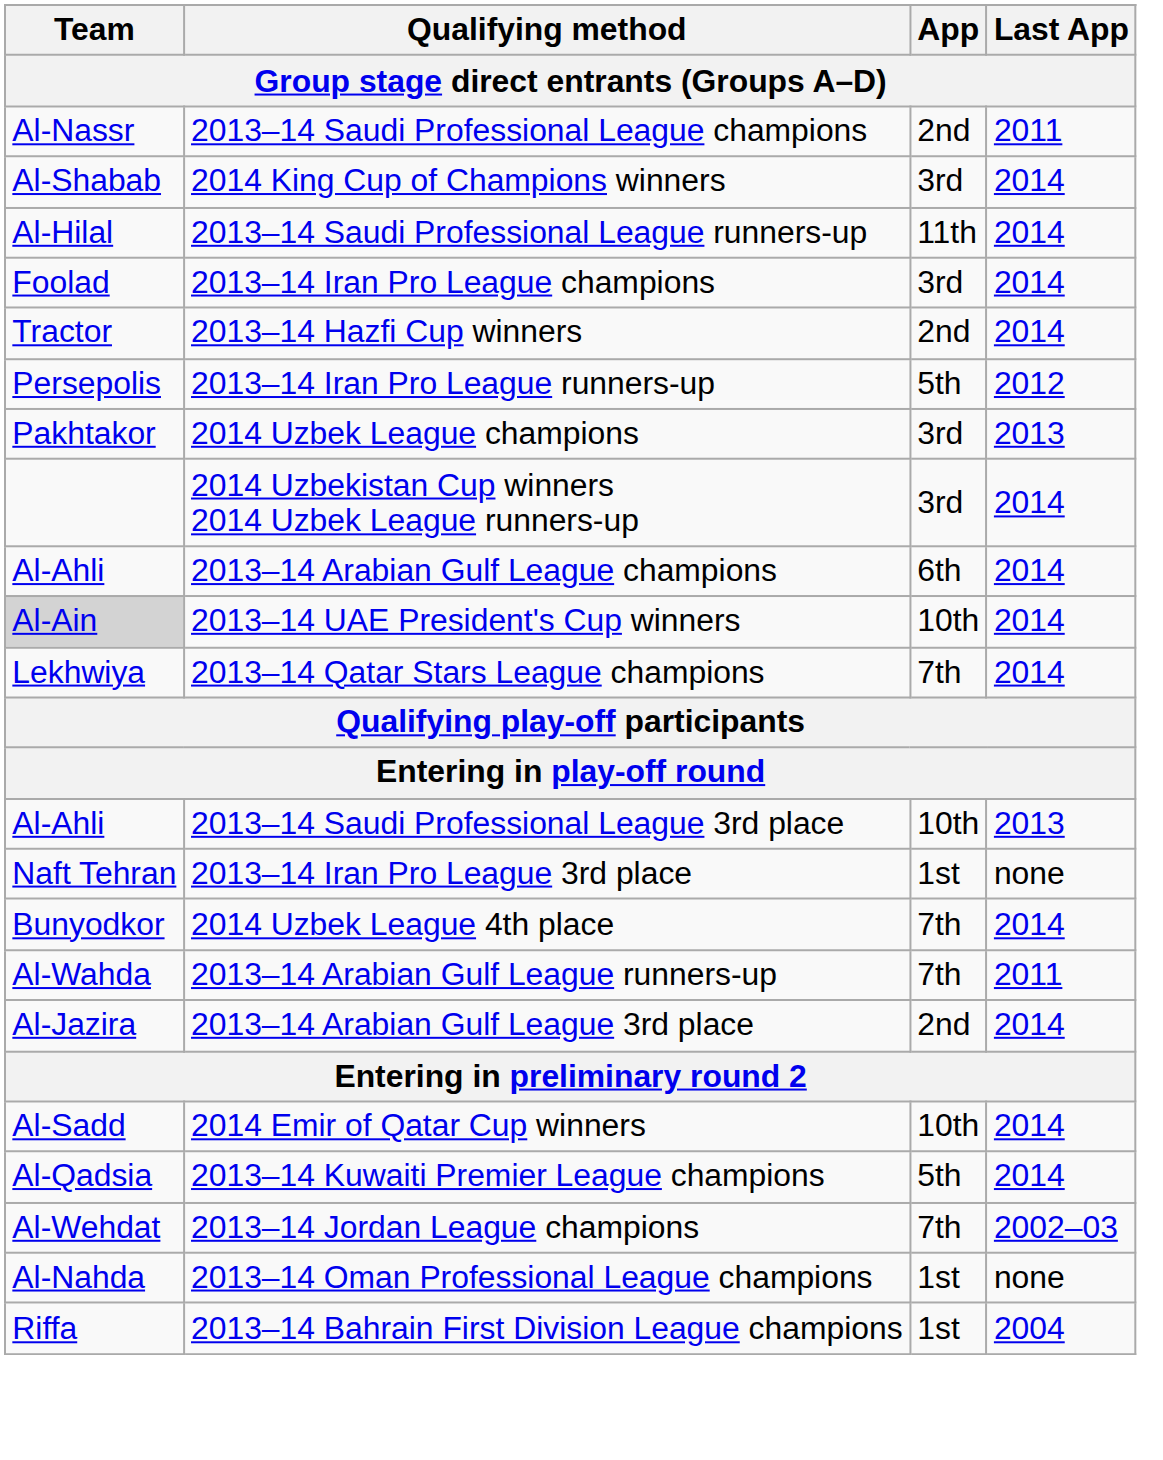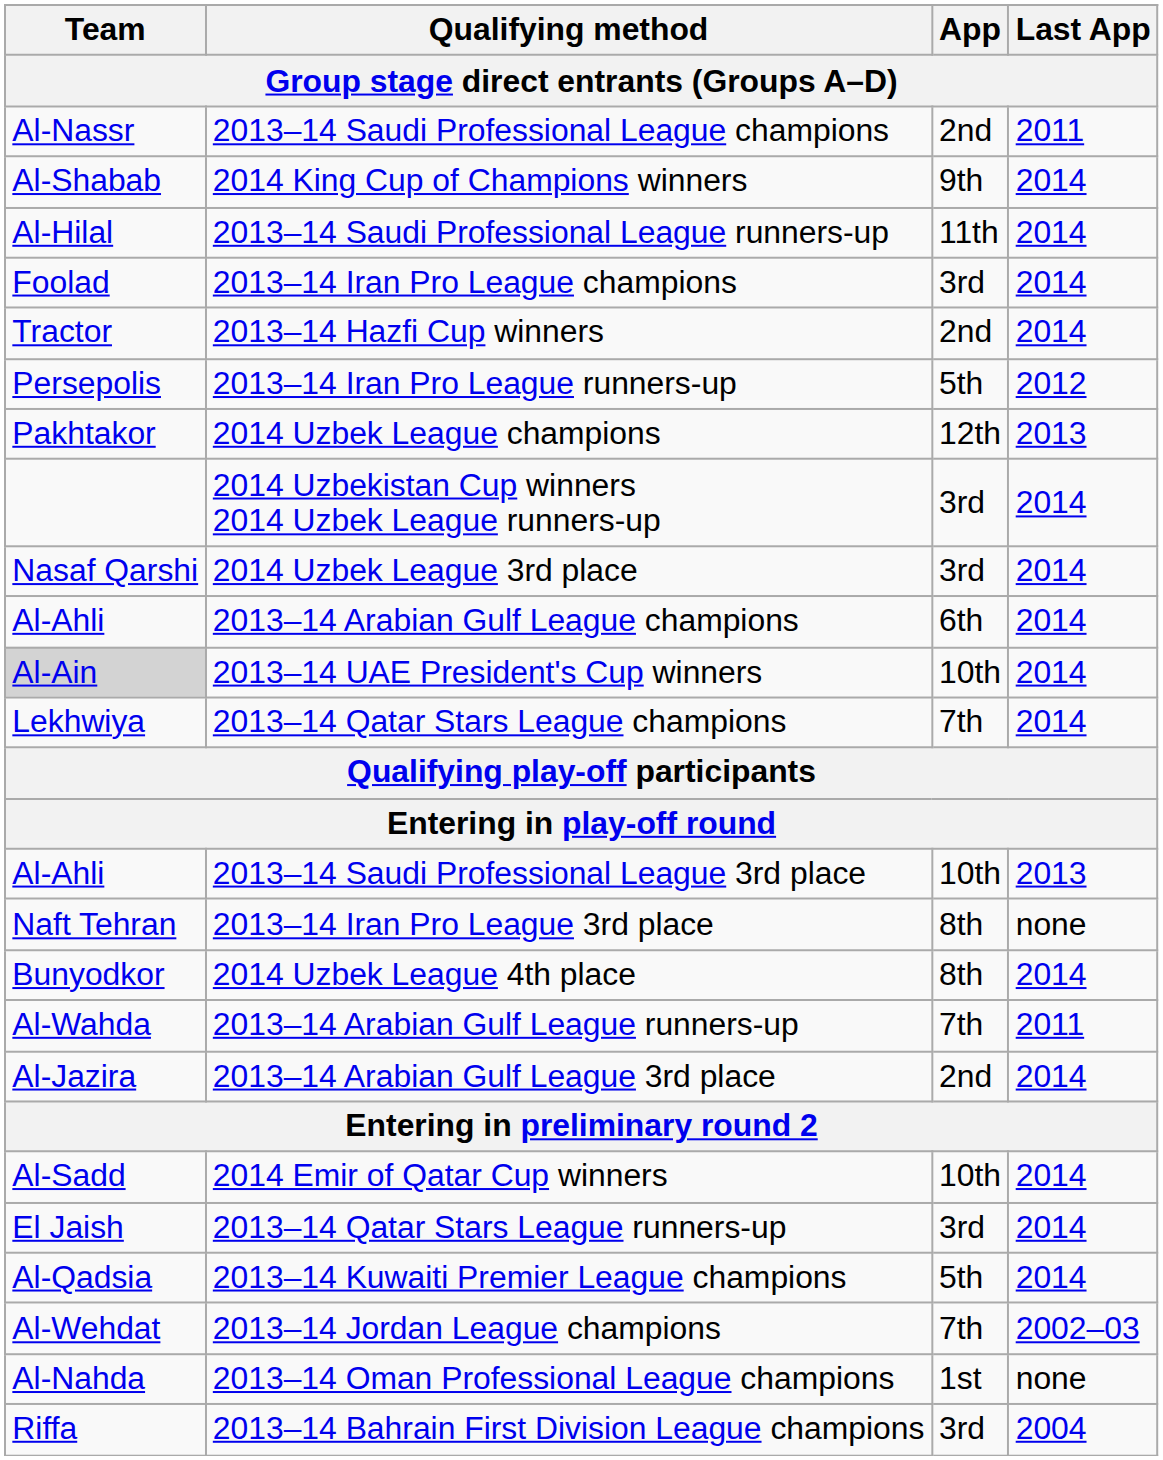(940, 181) 3rd -> (961, 181) 9th
(940, 433) 3rd -> (970, 433) 12th
+ row: (425, 570)
(938, 873) 1st -> (961, 924) 8th
(939, 924) 7th -> (961, 974) 8th
+ row: (500, 1226)
(938, 1327) 1st -> (962, 1428) 3rd
